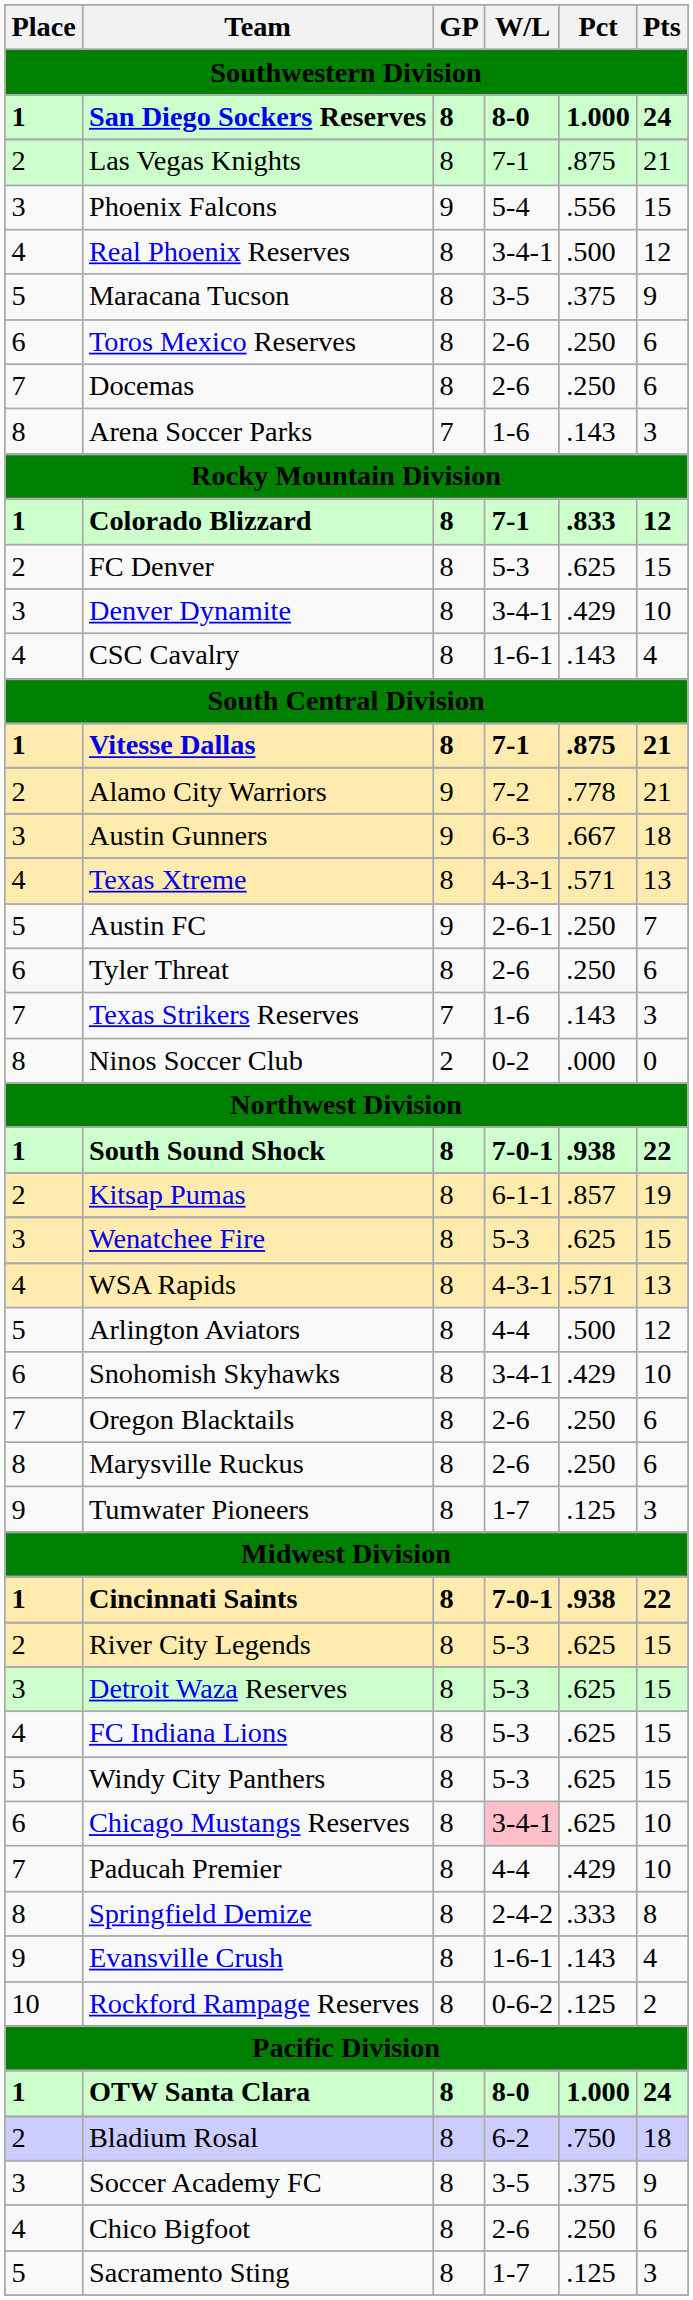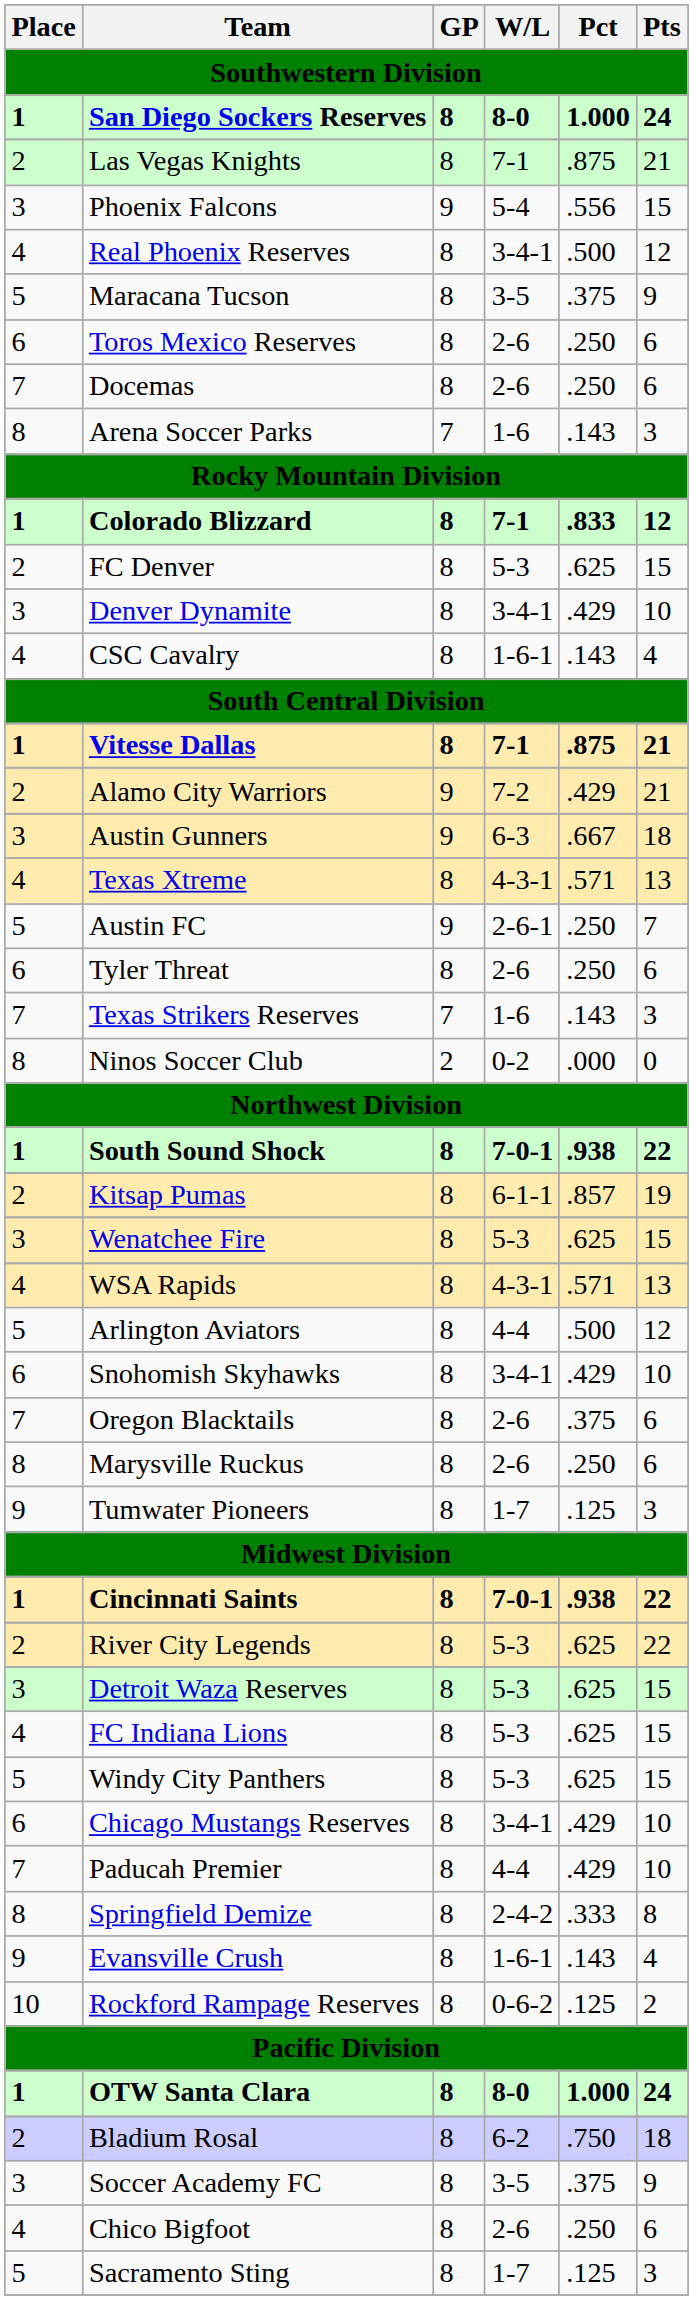(591, 790) .778 -> (591, 790) .429
(591, 1419) .250 -> (591, 1419) .375
(657, 1643) 15 -> (657, 1643) 22
(522, 1823) pink background -> (522, 1823) no background
(591, 1823) .625 -> (591, 1823) .429
